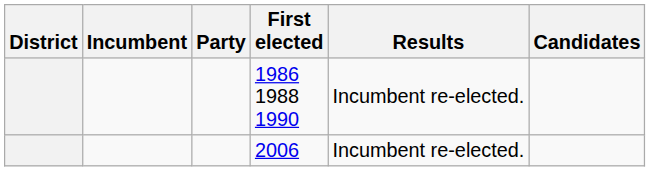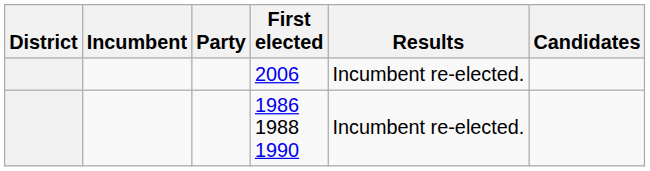rows swapped: (277, 96) <-> (277, 150)
